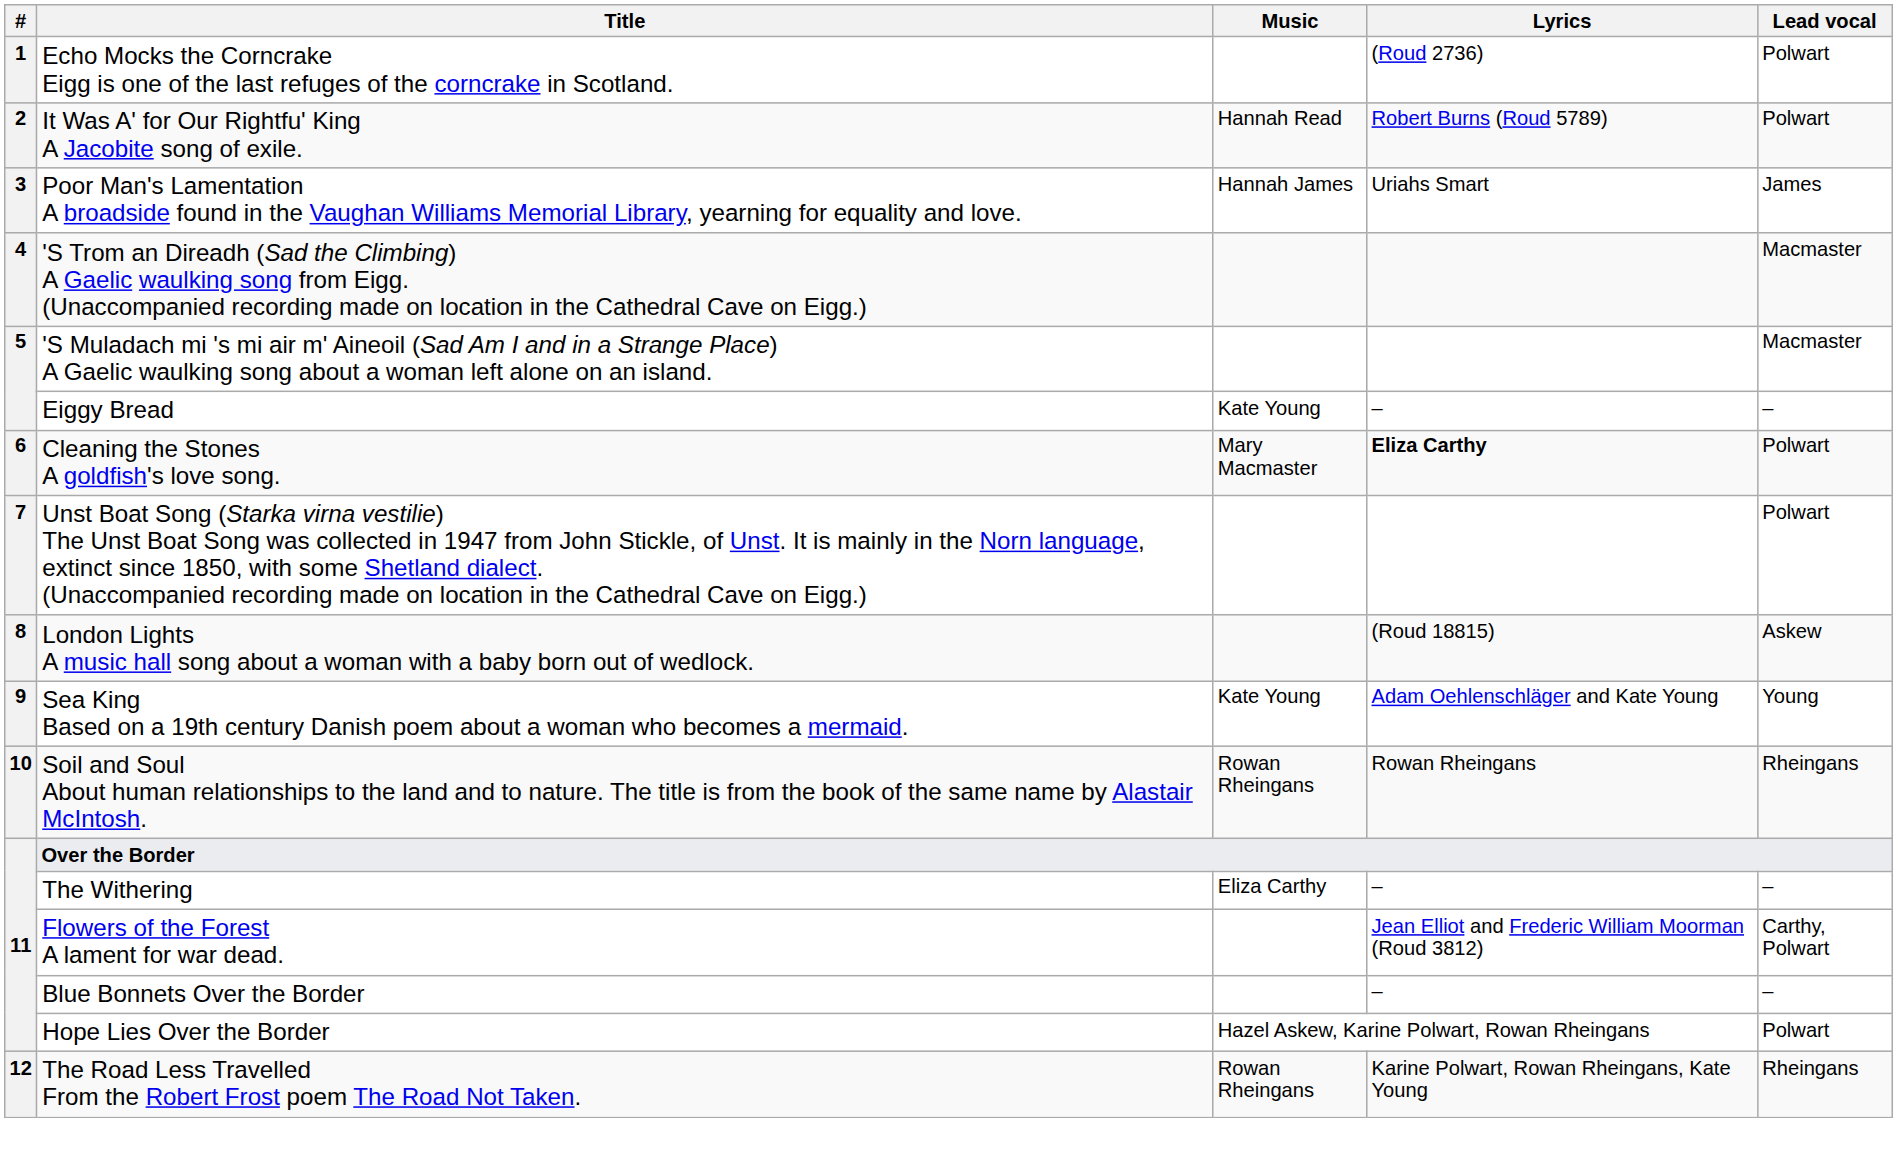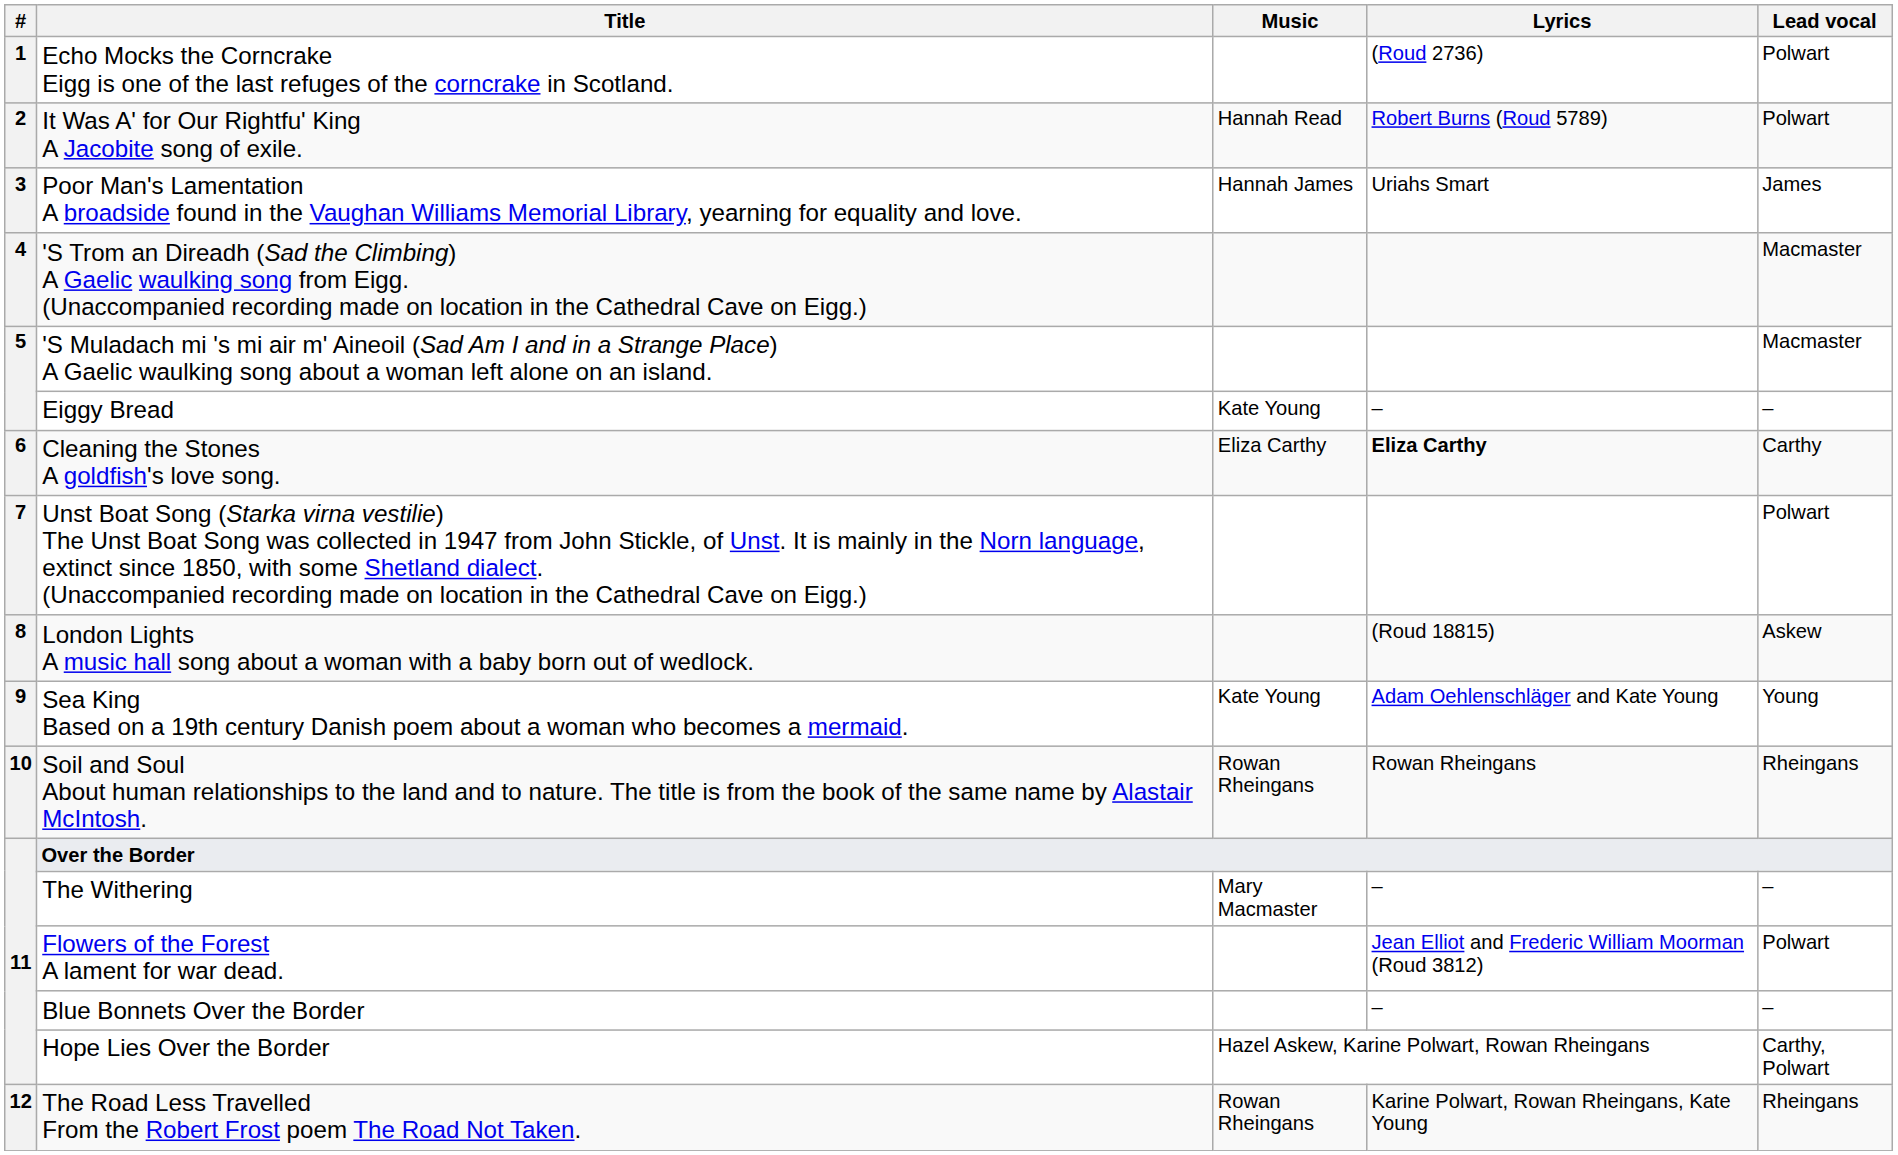(1268, 458) Mary Macmaster -> (1272, 446) Eliza Carthy
(1796, 446) Polwart -> (1792, 446) Carthy
(1272, 888) Eliza Carthy -> (1268, 899) Mary Macmaster
(1796, 937) Carthy, Polwart -> (1796, 942) Polwart
(1796, 1030) Polwart -> (1796, 1058) Carthy, Polwart
